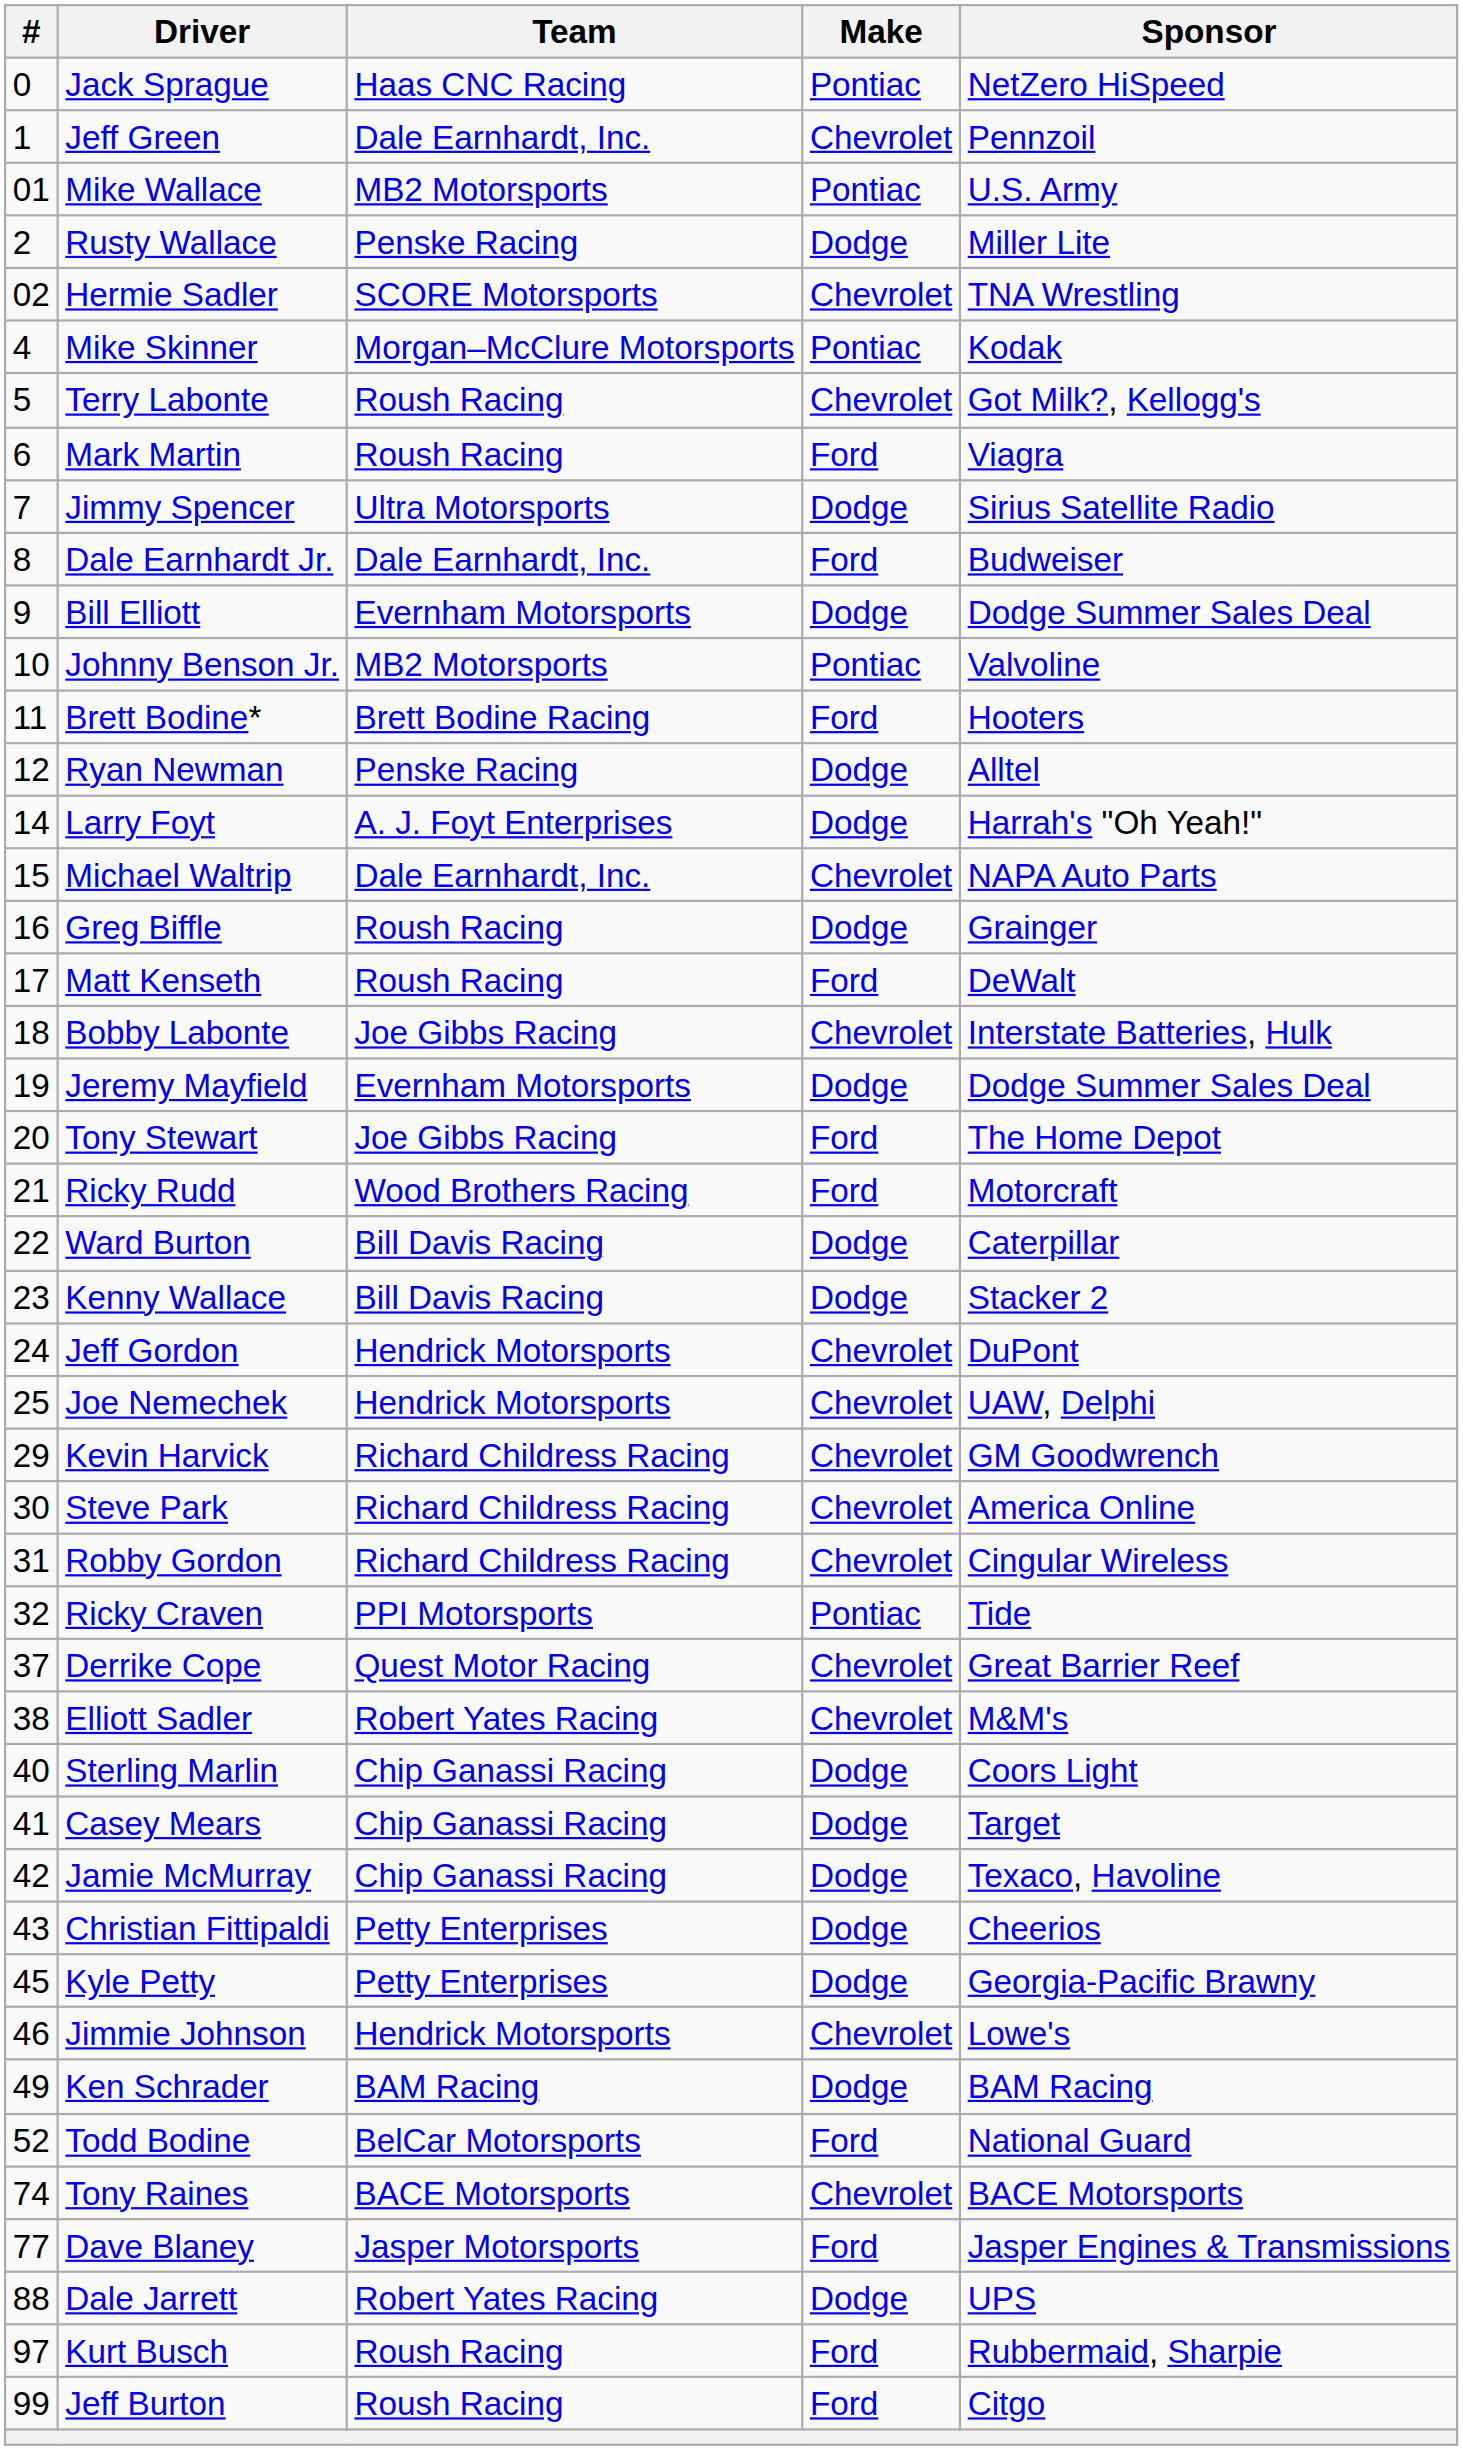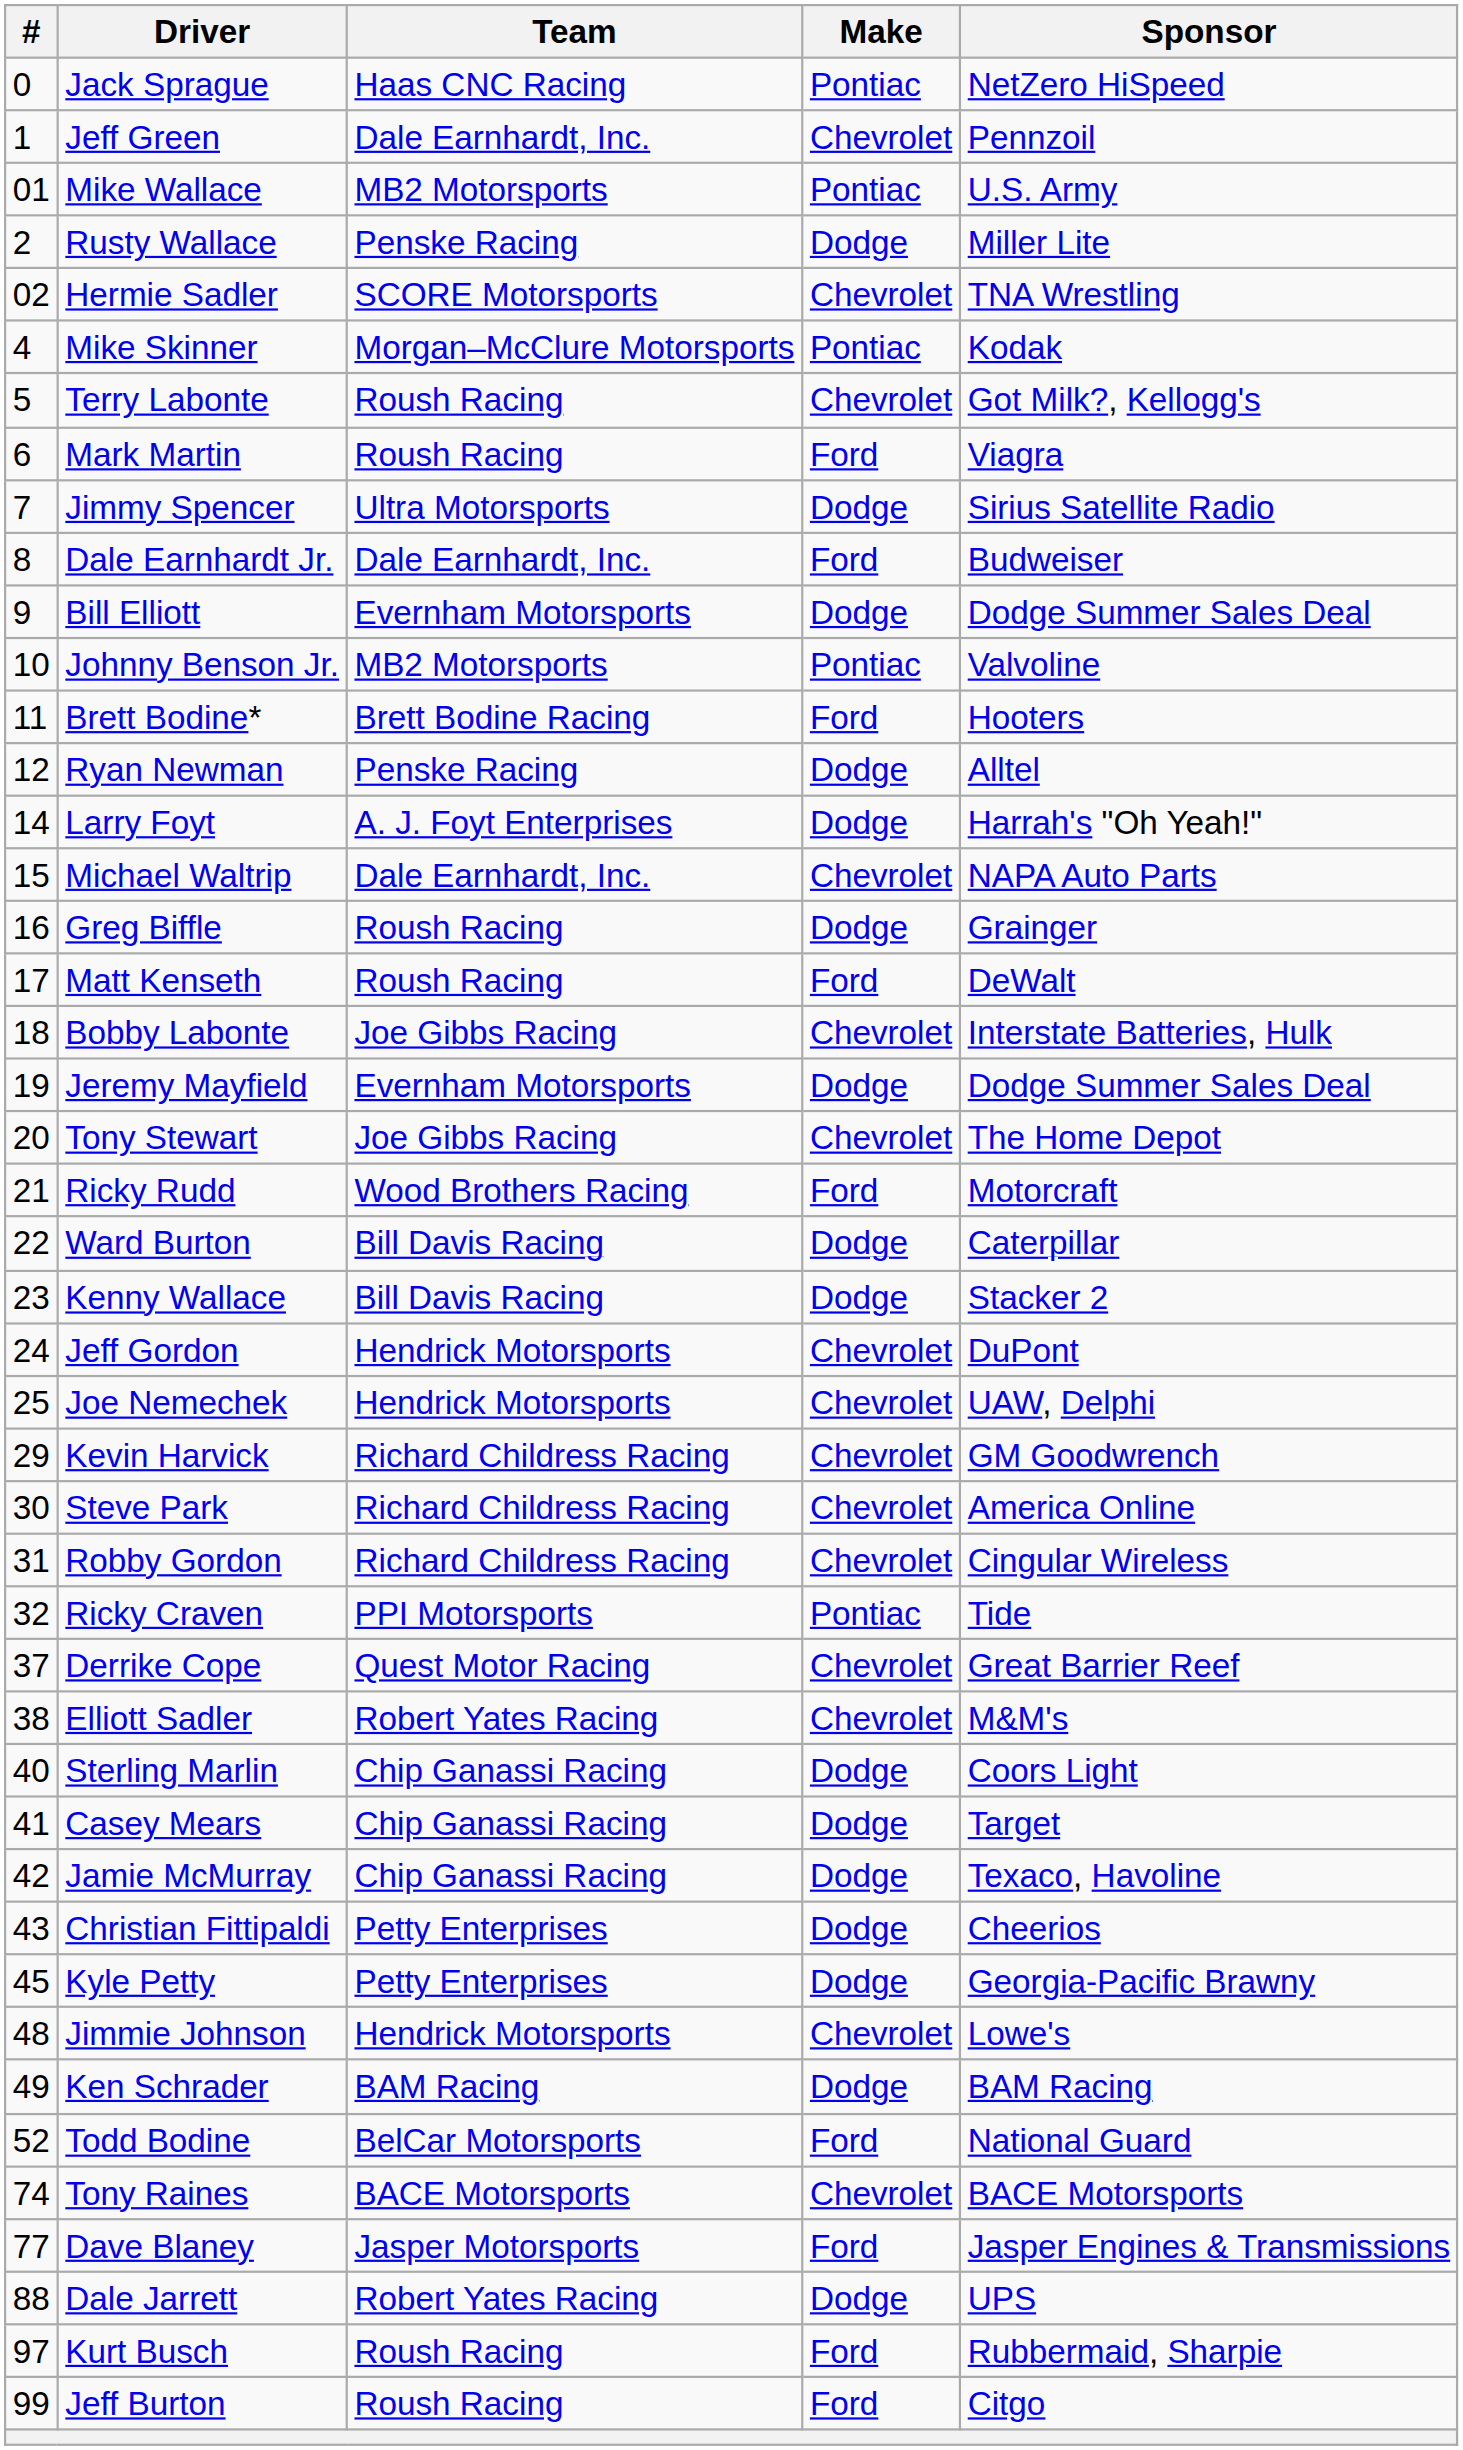(844, 1138) Ford -> (881, 1138) Chevrolet
(31, 2034) 46 -> (31, 2034) 48
